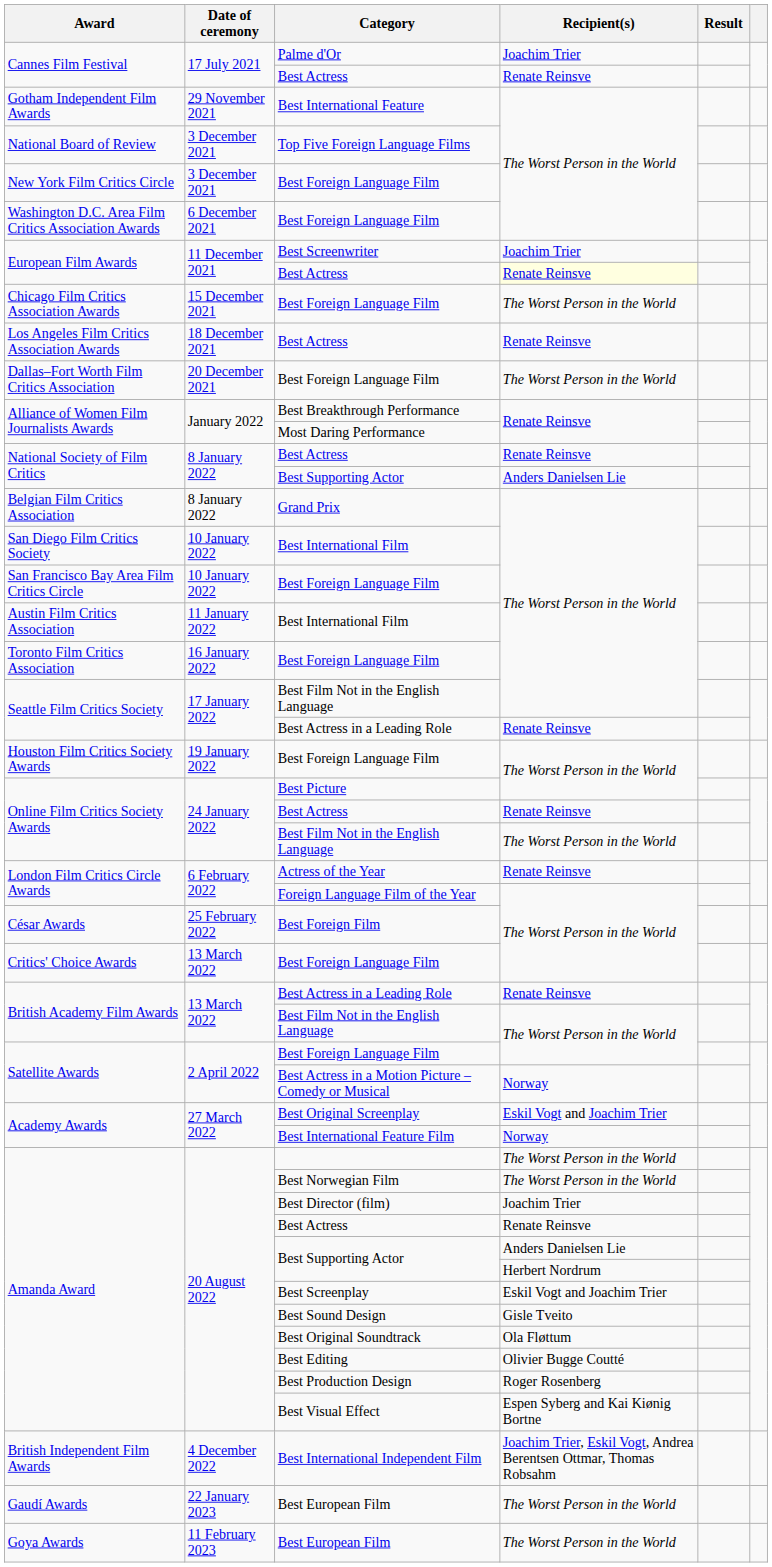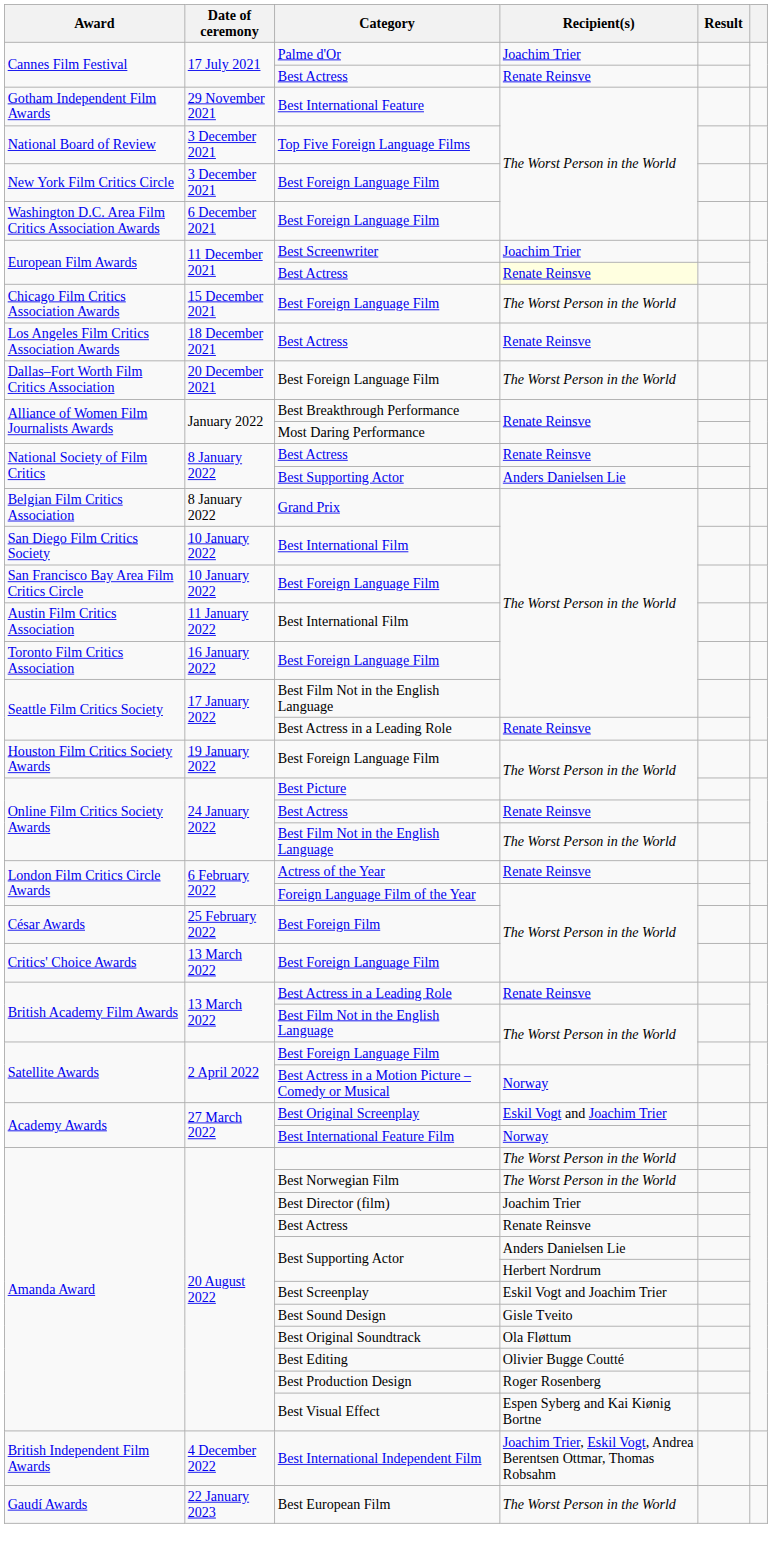- row: (46, 1542)
